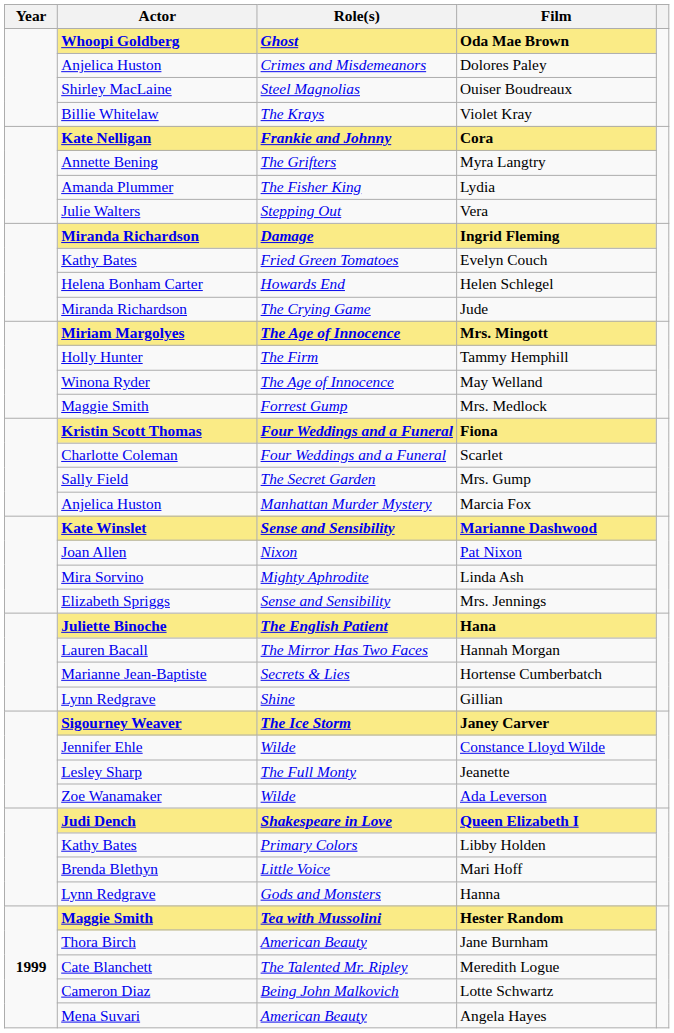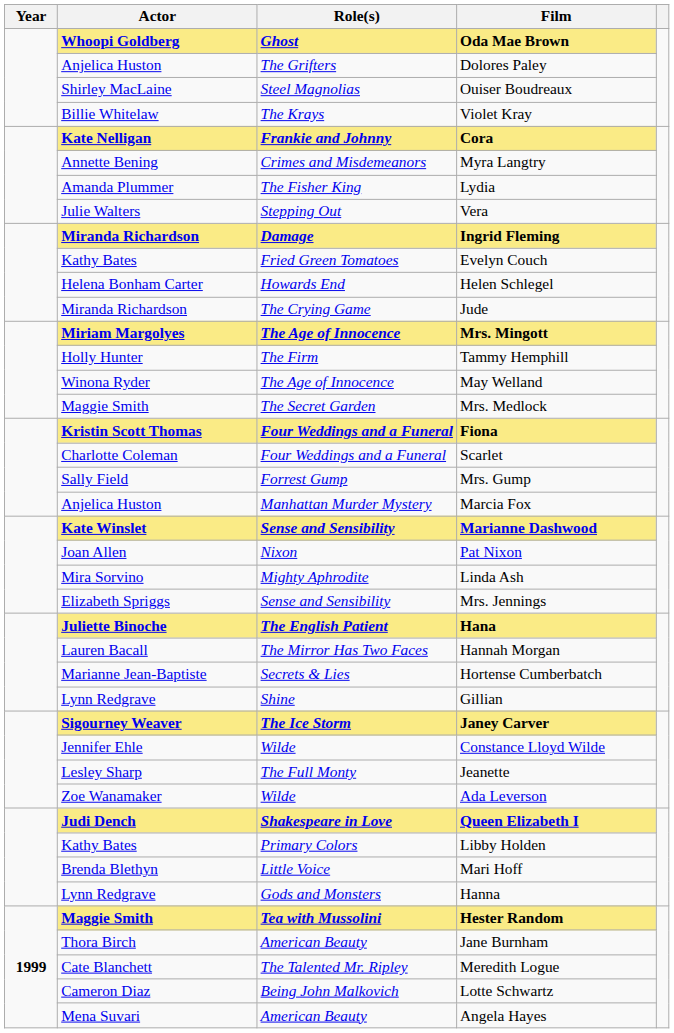(343, 65) Crimes and Misdemeanors -> (298, 65) The Grifters
(298, 162) The Grifters -> (343, 162) Crimes and Misdemeanors
(304, 406) Forrest Gump -> (318, 406) The Secret Garden
(318, 479) The Secret Garden -> (304, 479) Forrest Gump
